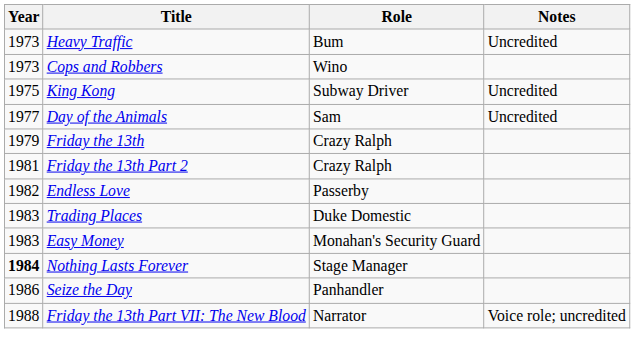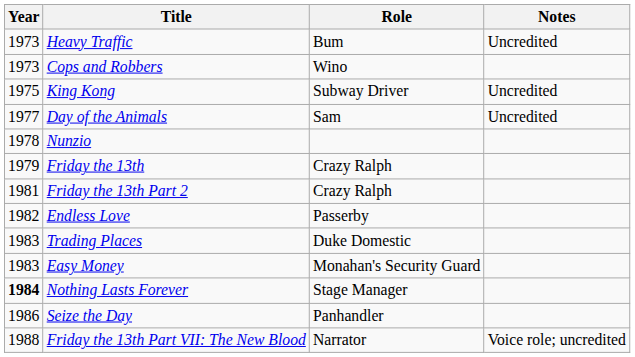+ row: (69, 141)
